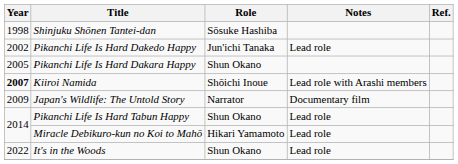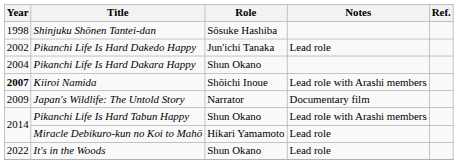(18, 64) 2005 -> (18, 64) 2004
(310, 116) Lead role -> (358, 116) Lead role with Arashi members
